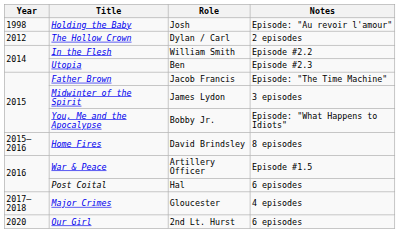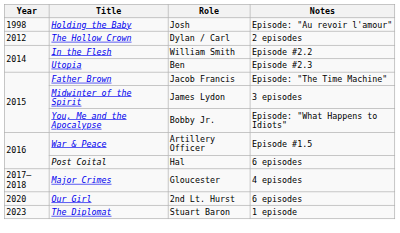- row: (76, 144)
+ row: (81, 212)
